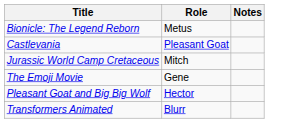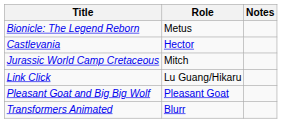(196, 45) Pleasant Goat -> (179, 45) Hector
+ row: (29, 77)
- row: (45, 77)
(179, 93) Hector -> (196, 93) Pleasant Goat
